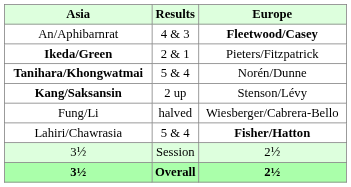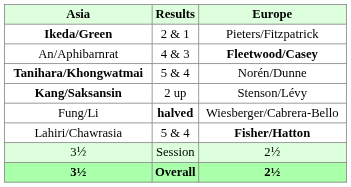rows swapped: (78, 34) <-> (78, 53)
(175, 113) normal -> (175, 113) bold
